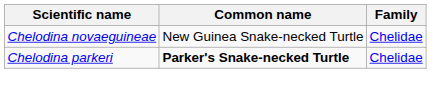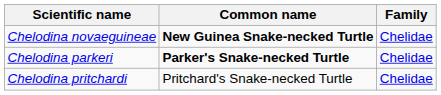(263, 36) normal -> (268, 36) bold
+ row: (67, 79)
